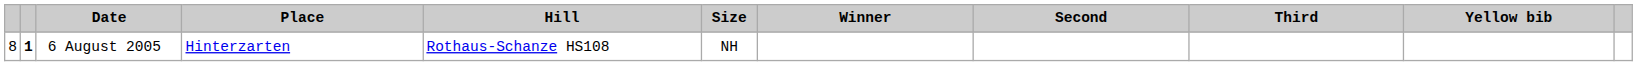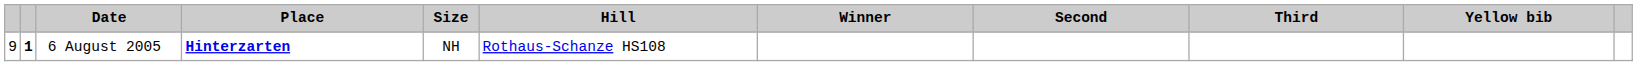columns swapped: (562, 19) <-> (729, 19)
(13, 47) 8 -> (13, 47) 9
(238, 47) normal -> (238, 47) bold
